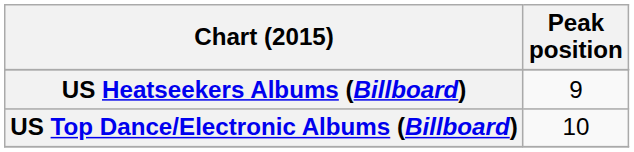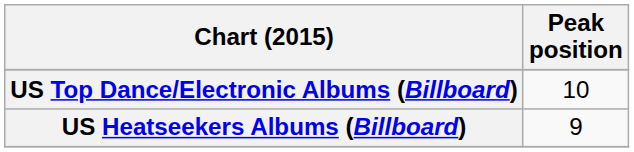rows swapped: (264, 127) <-> (264, 89)
